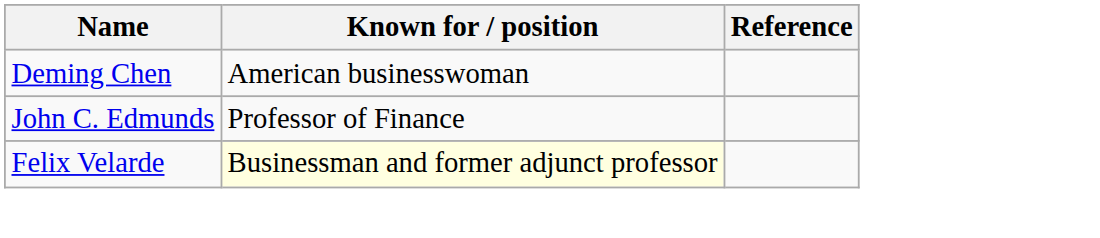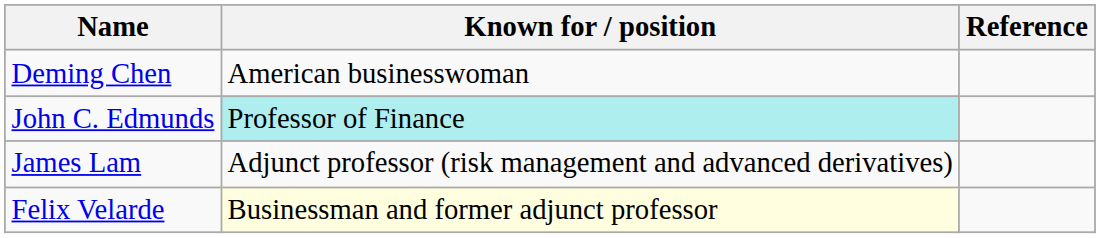(346, 118) no background -> (346, 118) paleturquoise background
+ row: (76, 163)
